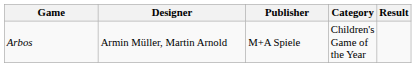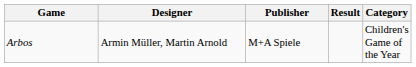columns swapped: (353, 13) <-> (394, 13)
